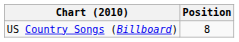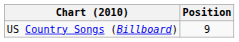(207, 29) 8 -> (207, 29) 9
